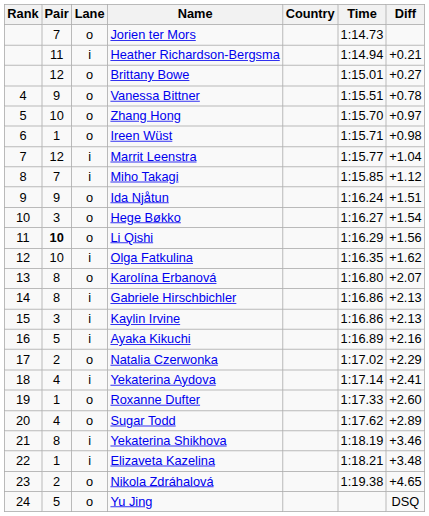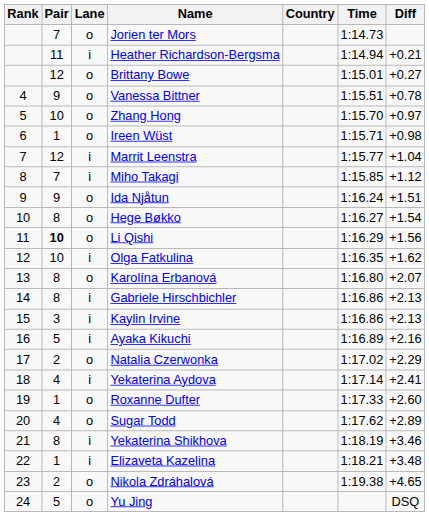(57, 217) 3 -> (57, 217) 8
